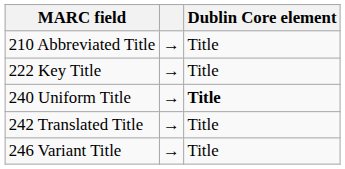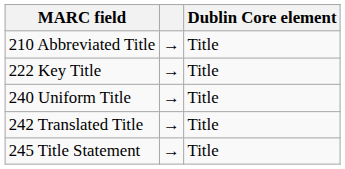(204, 97) bold -> (203, 97) normal
+ row: (74, 151)
- row: (65, 151)
